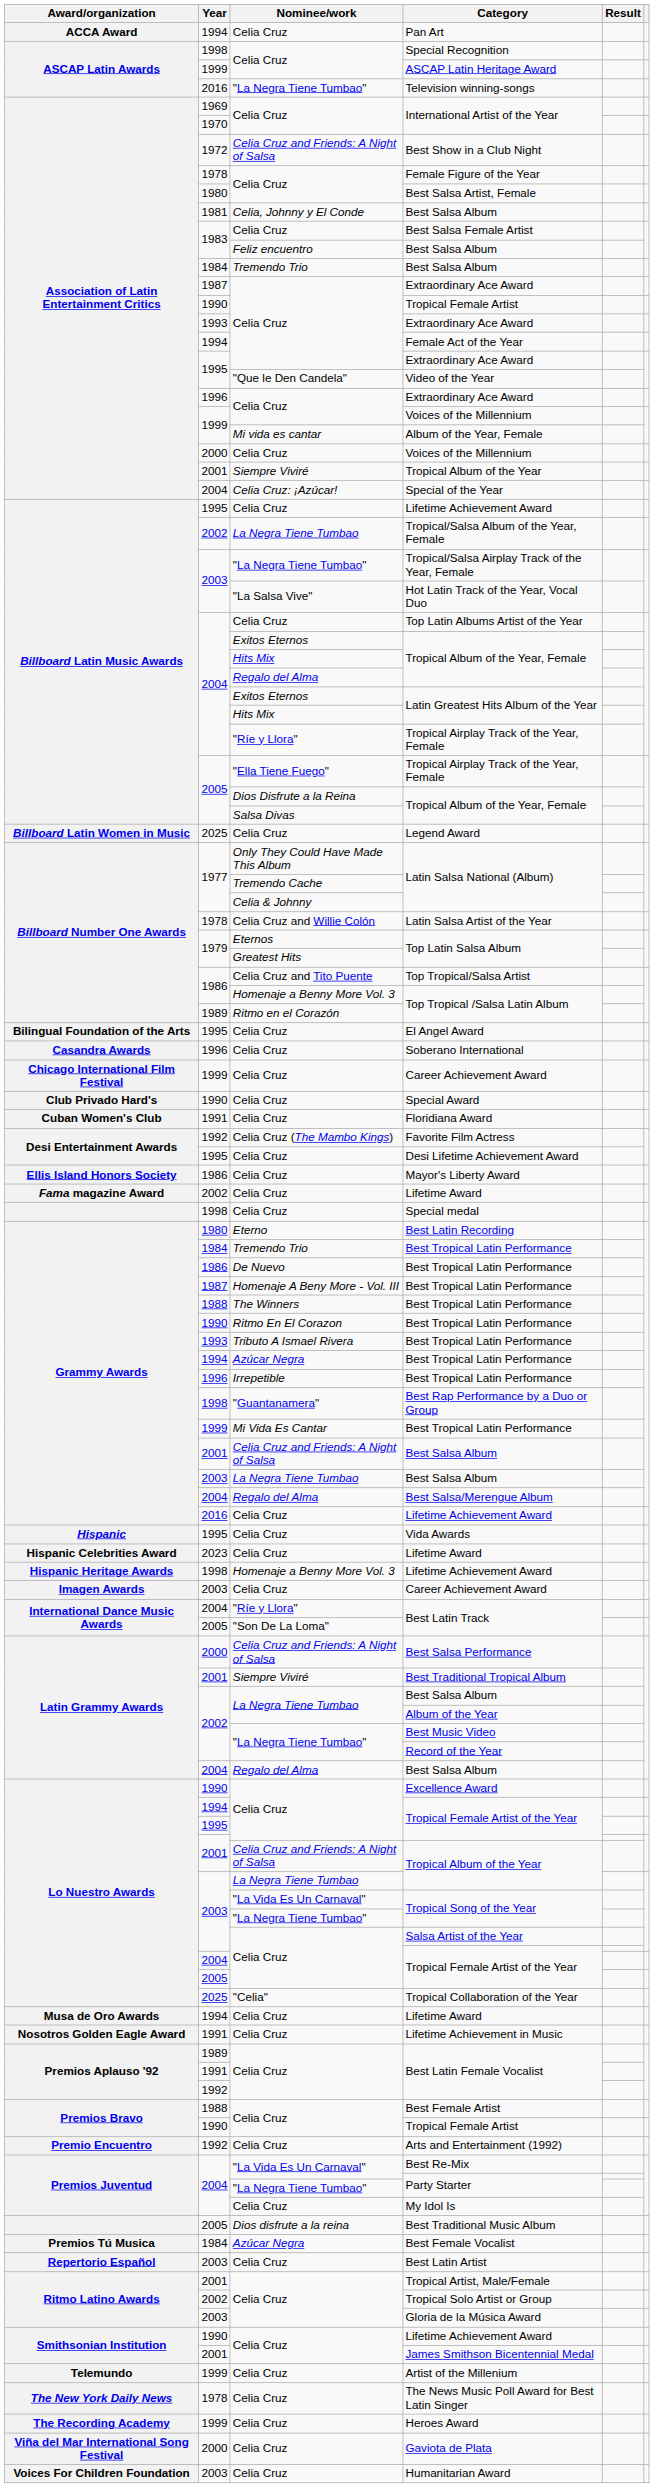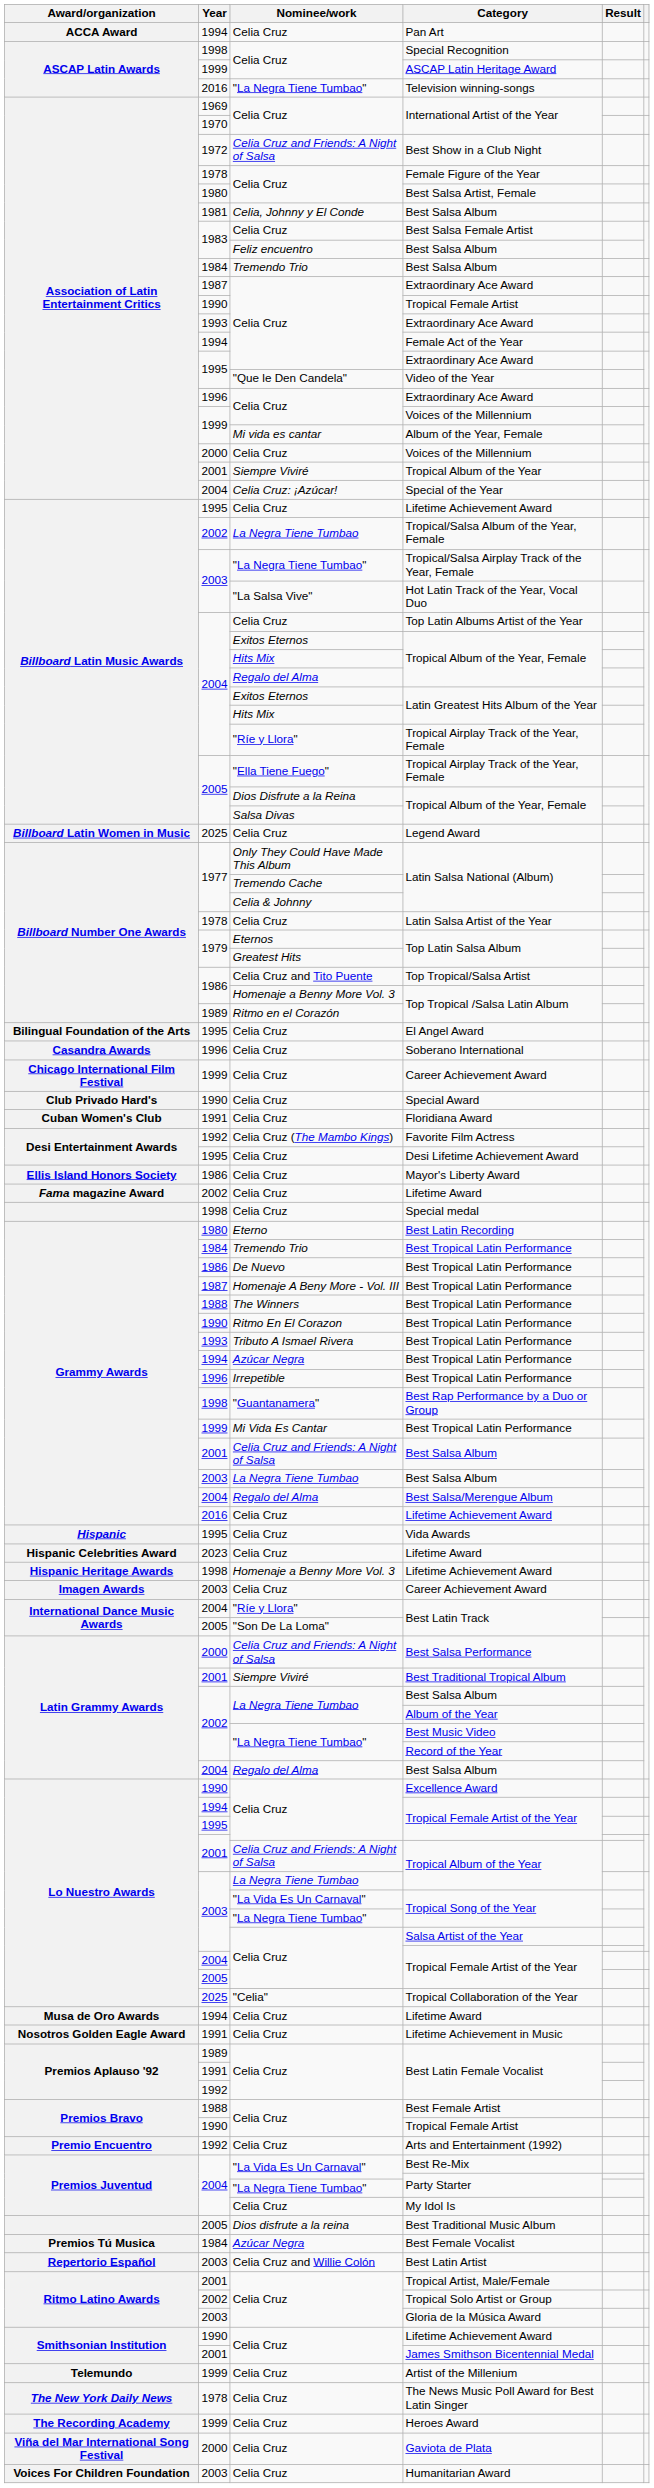(304, 920) Celia Cruz and Willie Colón -> (260, 920) Celia Cruz
(260, 2262) Celia Cruz -> (304, 2262) Celia Cruz and Willie Colón
